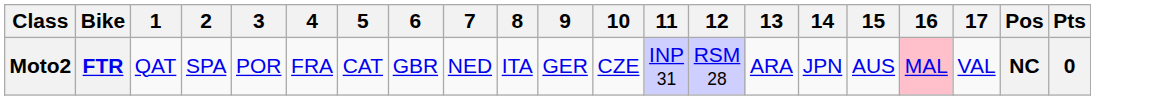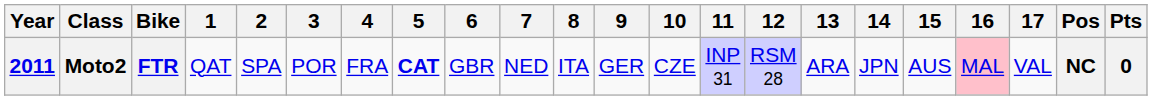+ column: (32, 21)
(363, 66) normal -> (419, 66) bold
